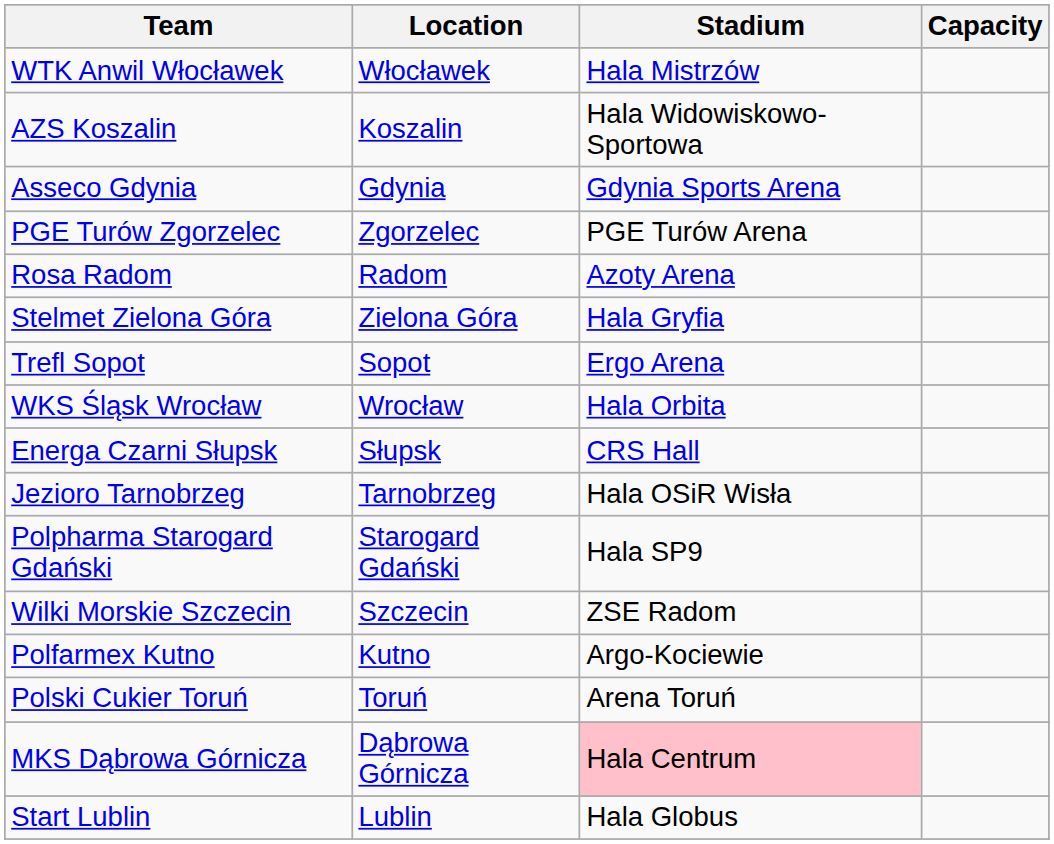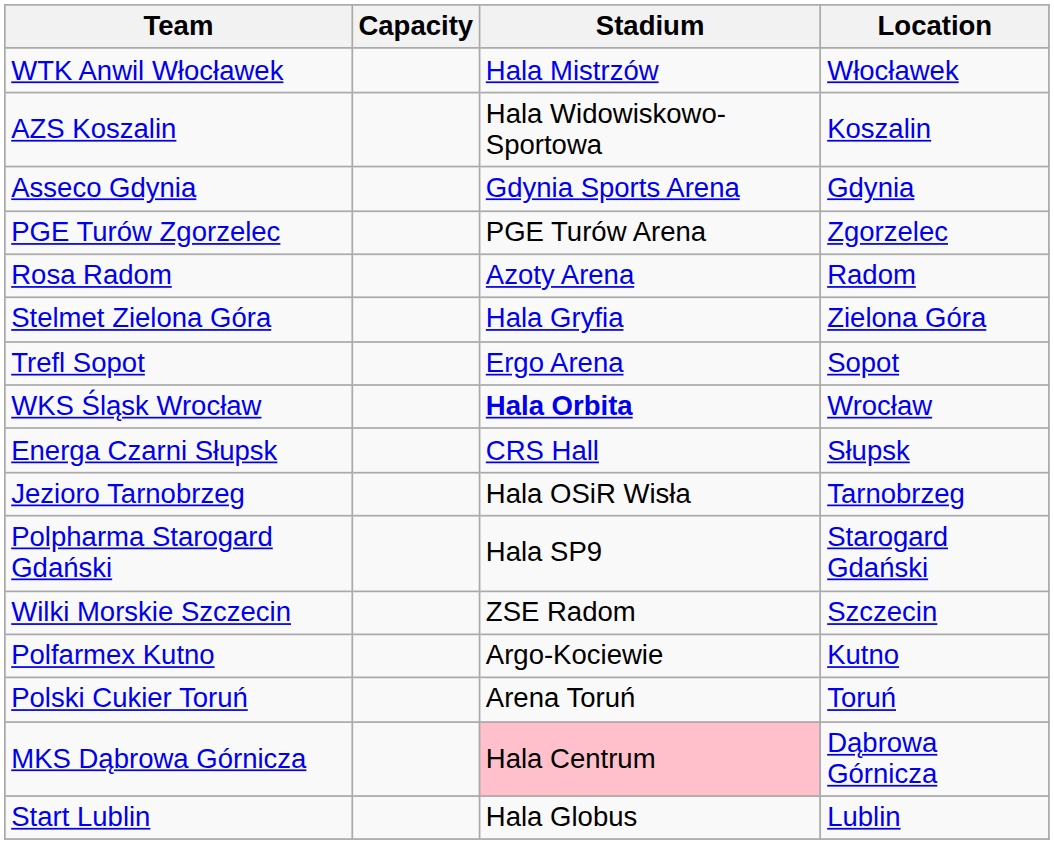columns swapped: (466, 26) <-> (985, 26)
(656, 406) normal -> (559, 406) bold
